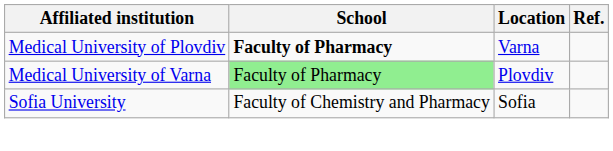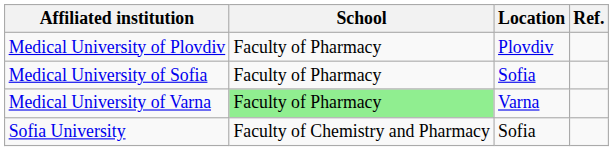(313, 46) bold -> (307, 46) normal
(519, 46) Varna -> (526, 46) Plovdiv
+ row: (108, 74)
(526, 74) Plovdiv -> (519, 103) Varna
